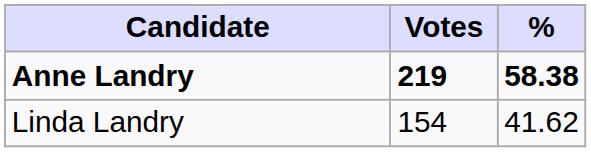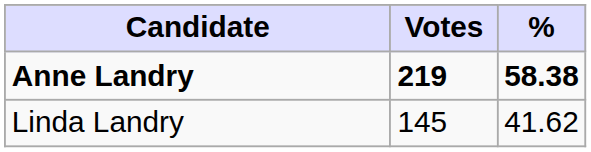(422, 122) 154 -> (422, 122) 145
